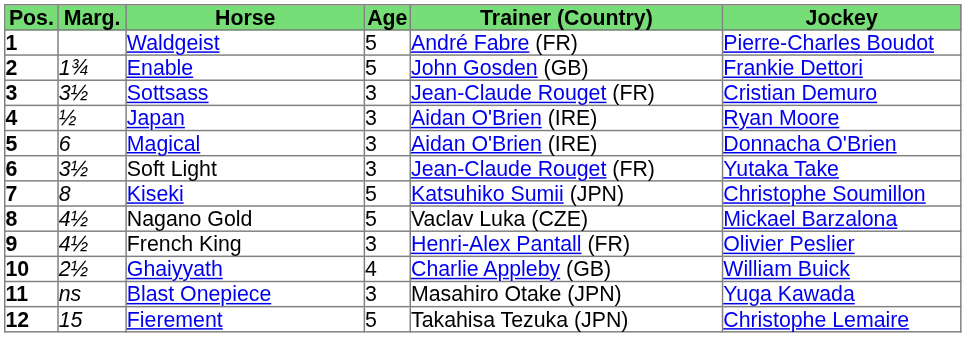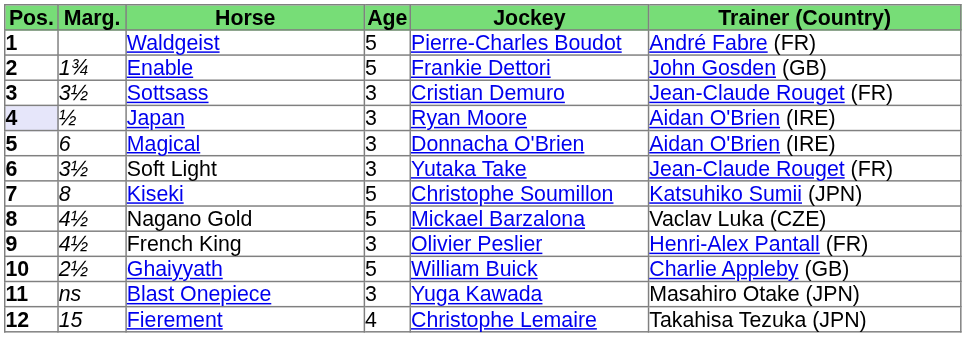columns swapped: (842, 17) <-> (566, 17)
(11, 118) no background -> (11, 118) lavender background
(371, 269) 4 -> (371, 269) 5
(371, 319) 5 -> (371, 319) 4
